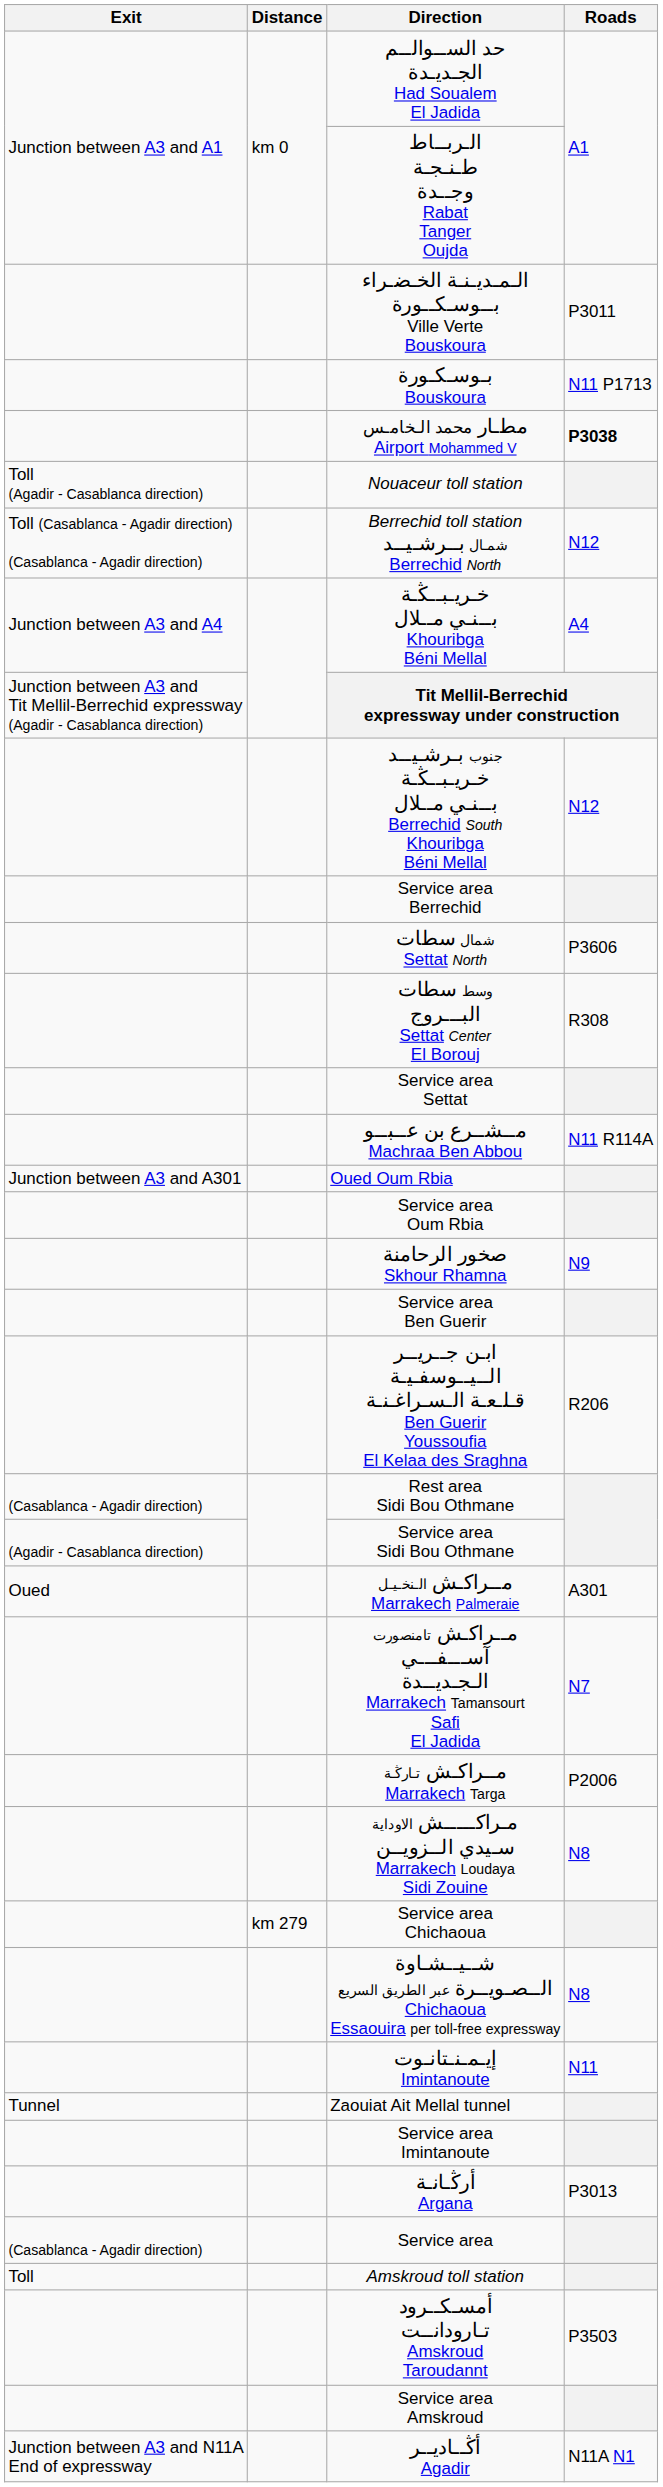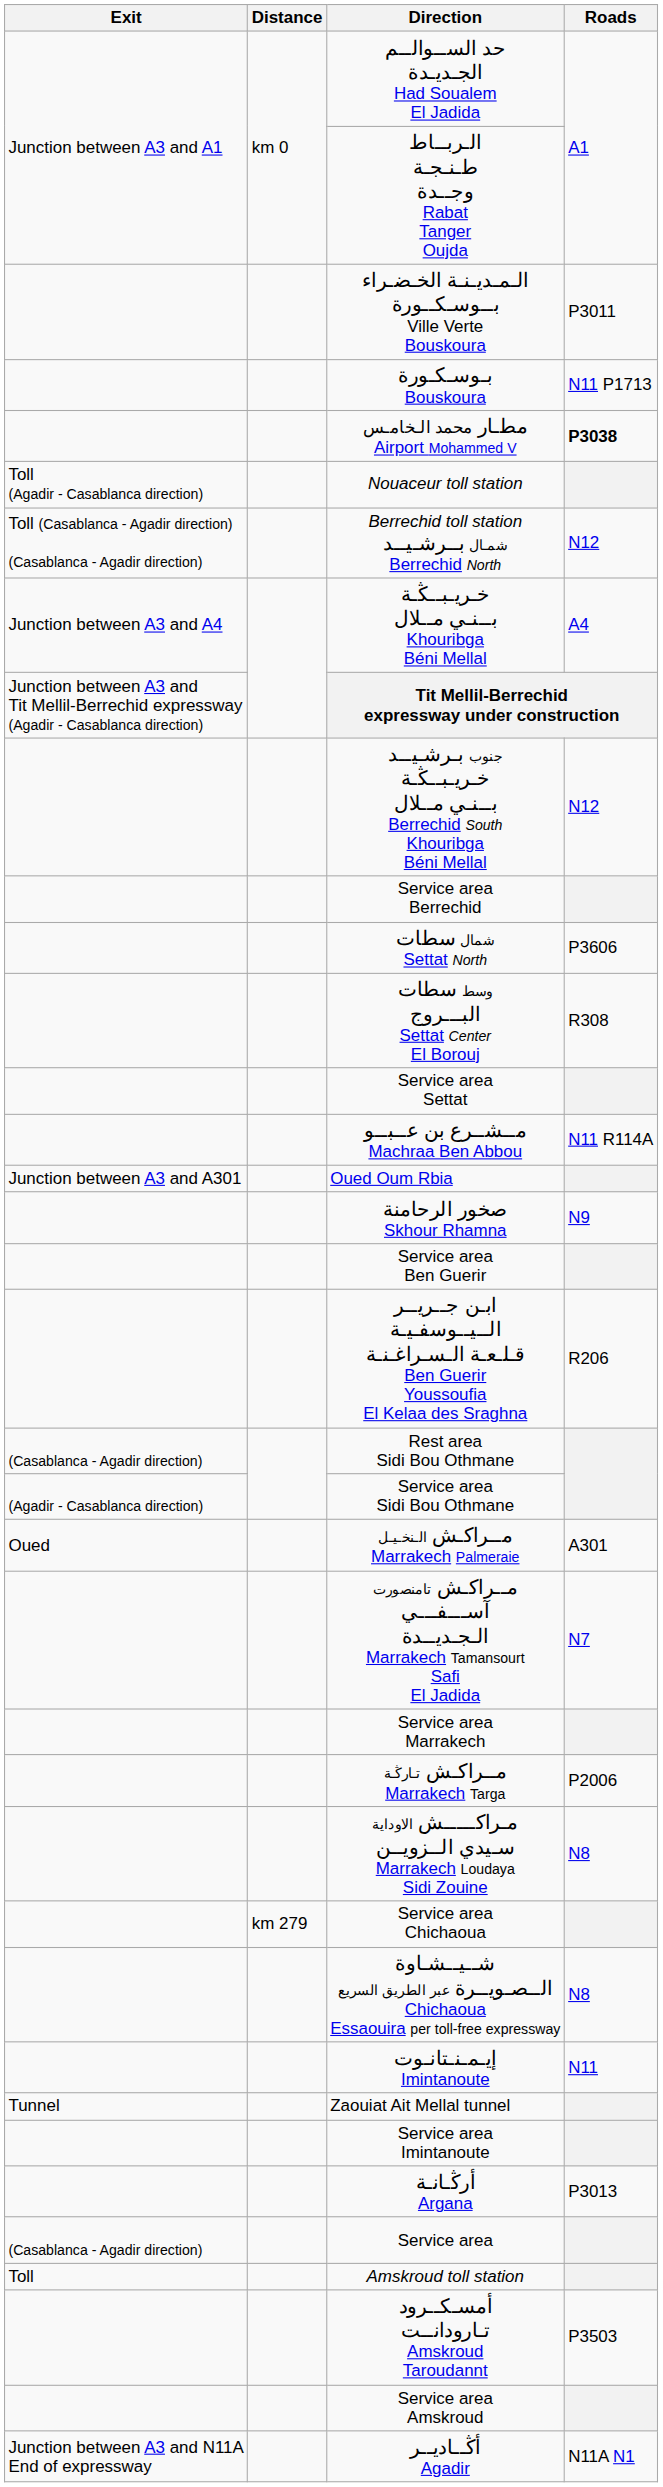- row: (445, 1215)
+ row: (445, 1731)
